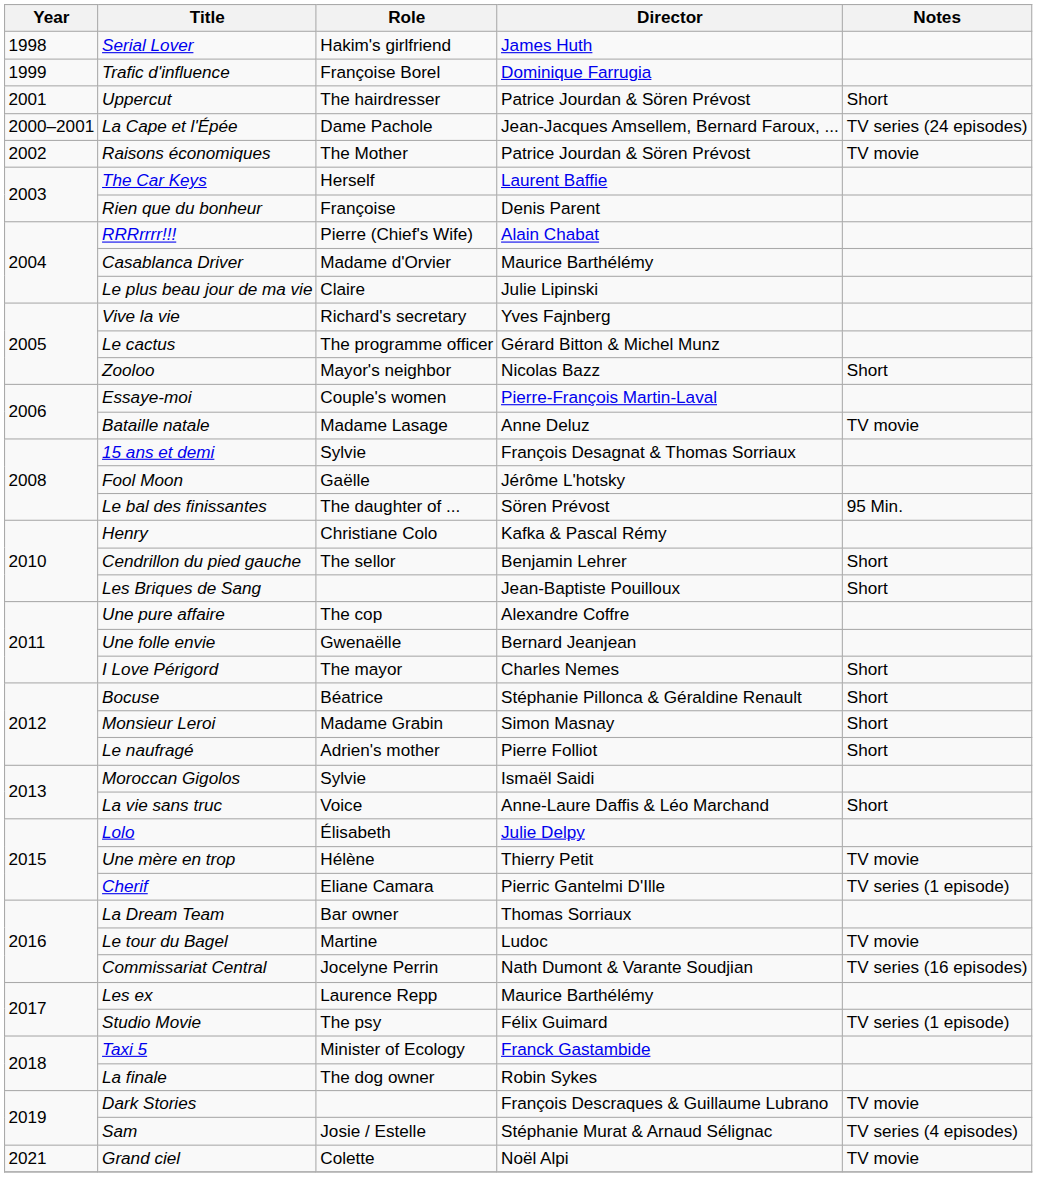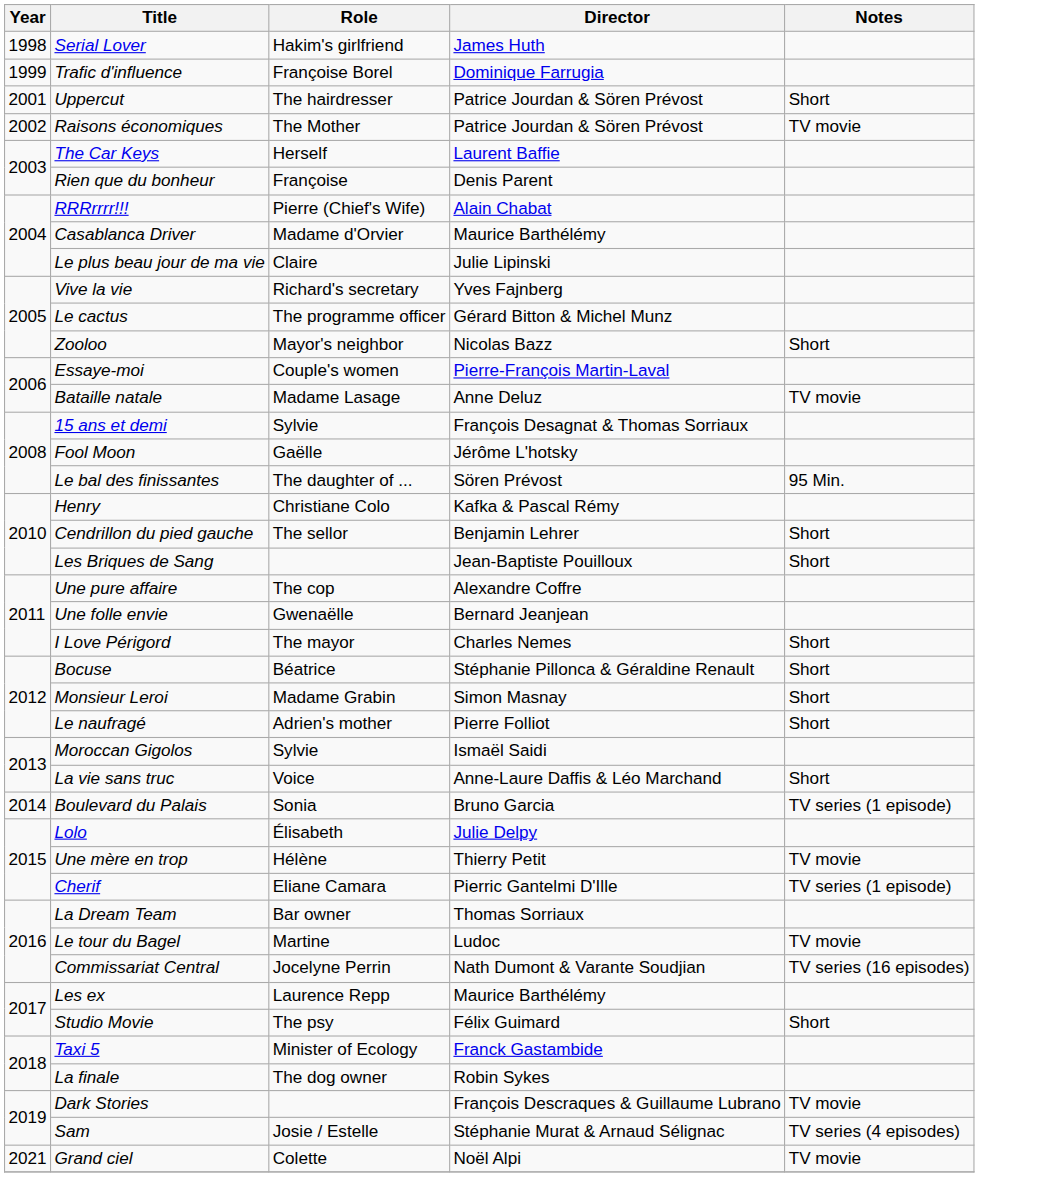- row: (170, 126)
+ row: (131, 805)
(928, 1022) TV series (1 episode) -> (809, 1022) Short
